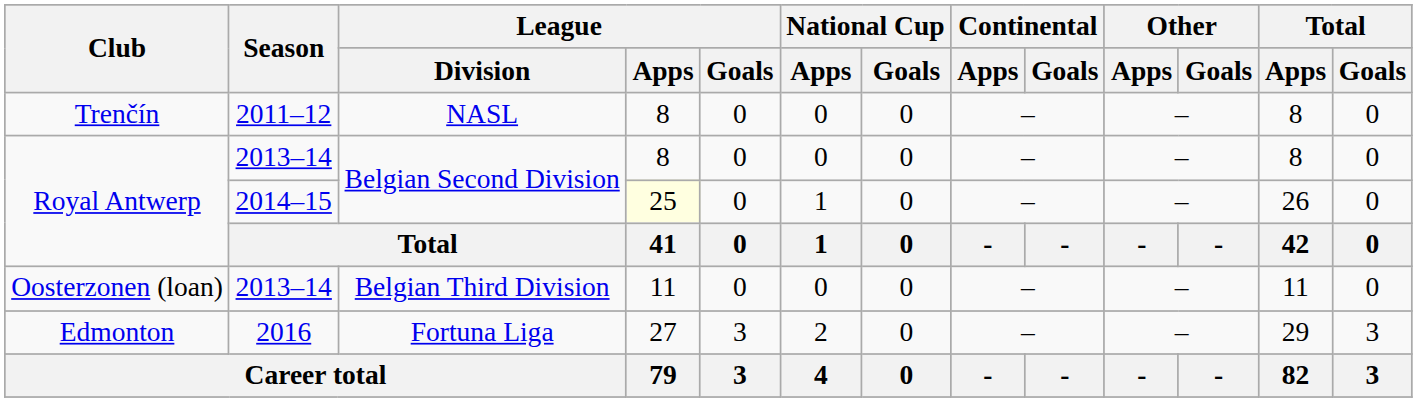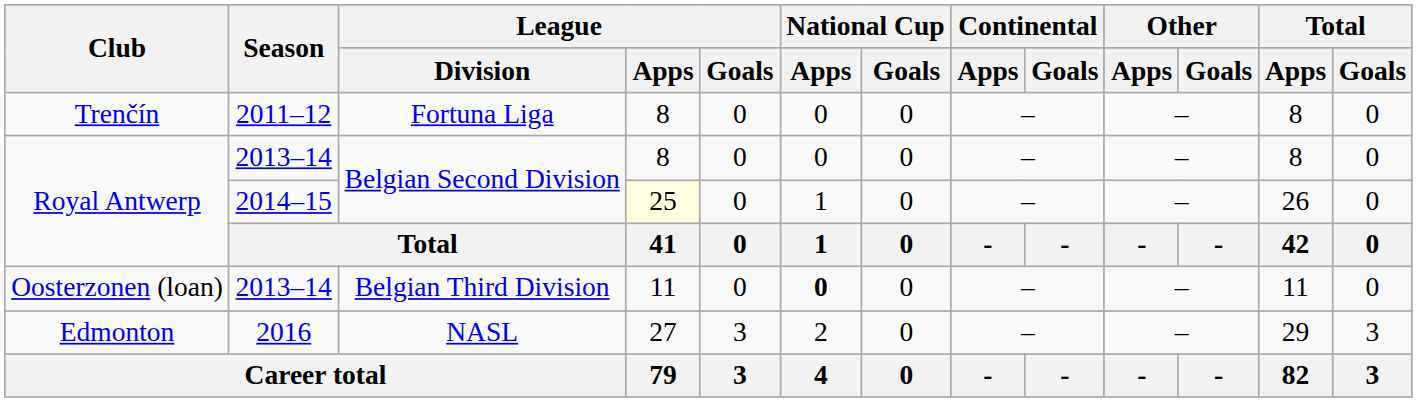(482, 113) NASL -> (482, 113) Fortuna Liga
(821, 288) normal -> (821, 288) bold
(482, 331) Fortuna Liga -> (482, 331) NASL
